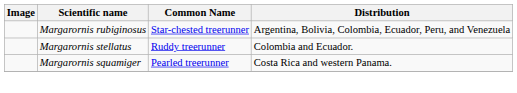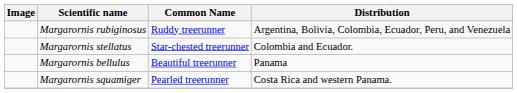(200, 29) Star-chested treerunner -> (188, 29) Ruddy treerunner
(188, 46) Ruddy treerunner -> (200, 46) Star-chested treerunner
+ row: (85, 63)
